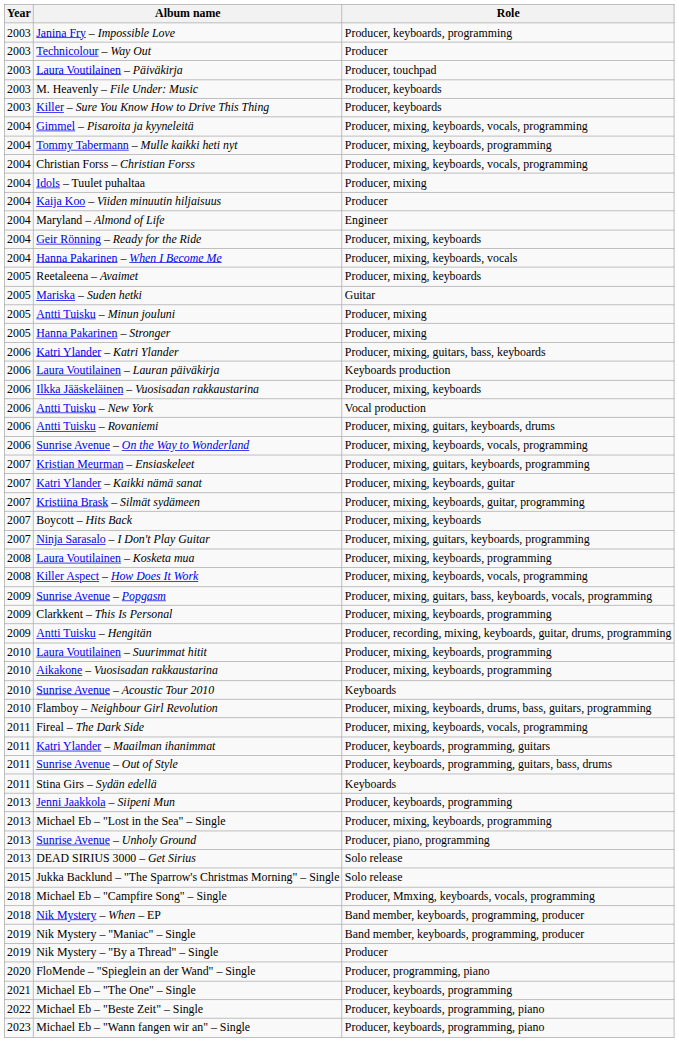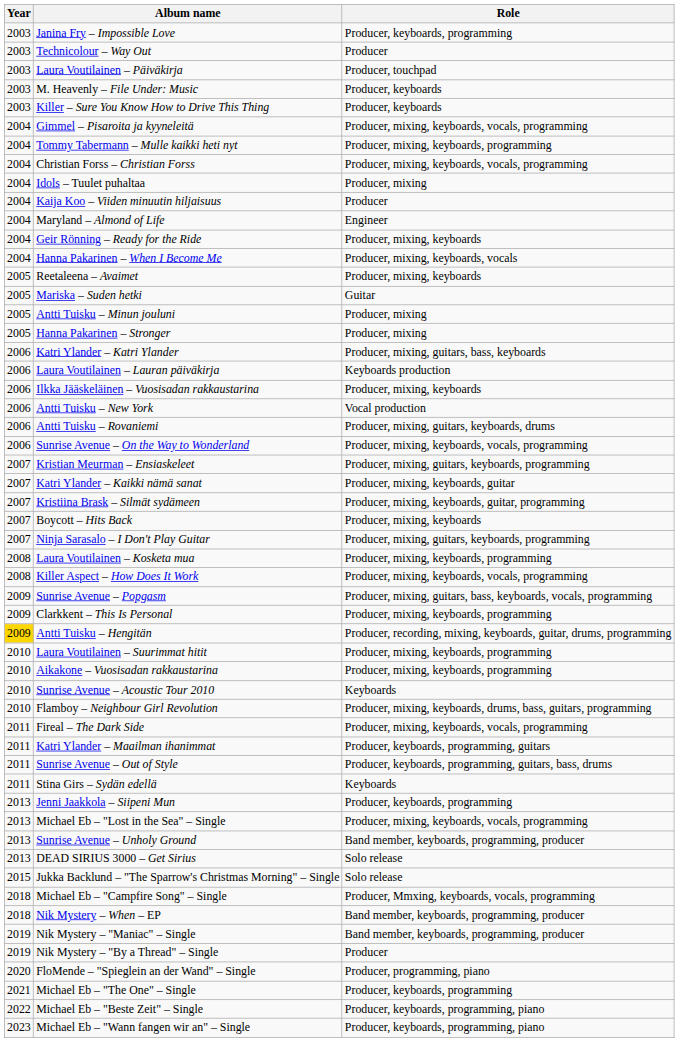(19, 633) no background -> (19, 633) gold background
(448, 821) Producer, mixing, keyboards, programming -> (466, 821) Producer, mixing, keyboards, vocals, programming
(417, 840) Producer, piano, programming -> (464, 840) Band member, keyboards, programming, producer
